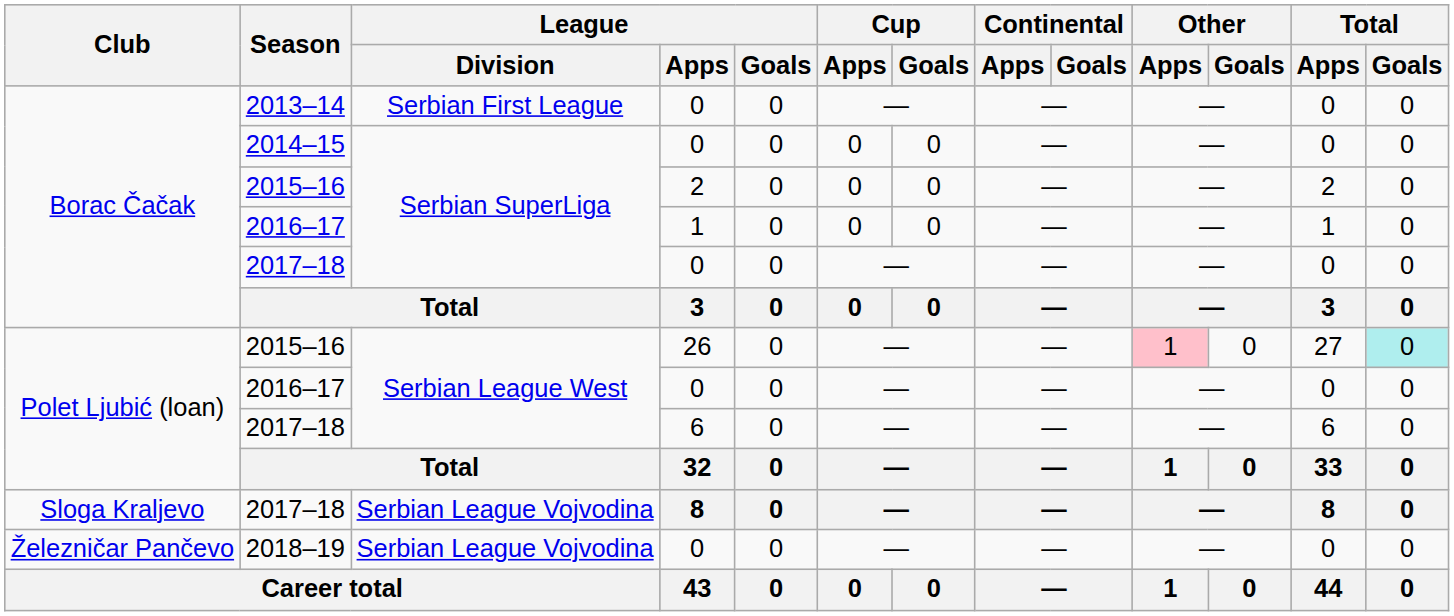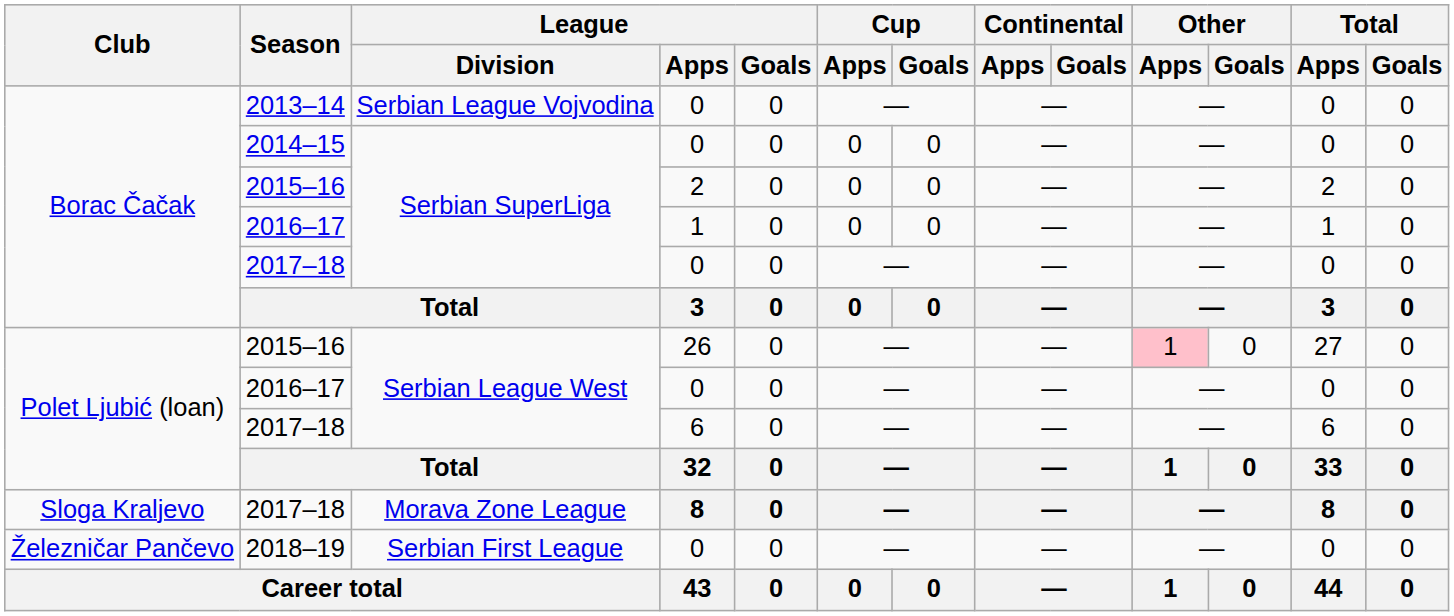(505, 105) Serbian First League -> (505, 105) Serbian League Vojvodina
(1407, 347) paleturquoise background -> (1407, 347) no background
(505, 508) Serbian League Vojvodina -> (505, 508) Morava Zone League
(505, 549) Serbian League Vojvodina -> (505, 549) Serbian First League
